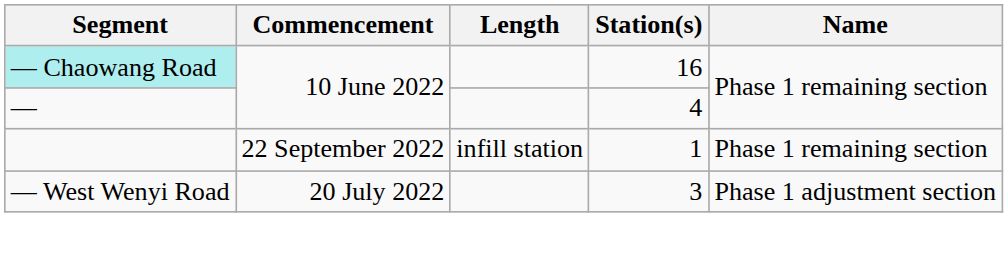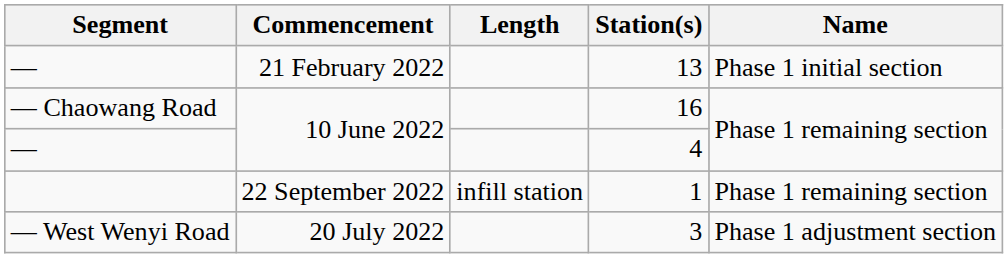+ row: (689, 66)
(114, 66) paleturquoise background -> (114, 107) no background
